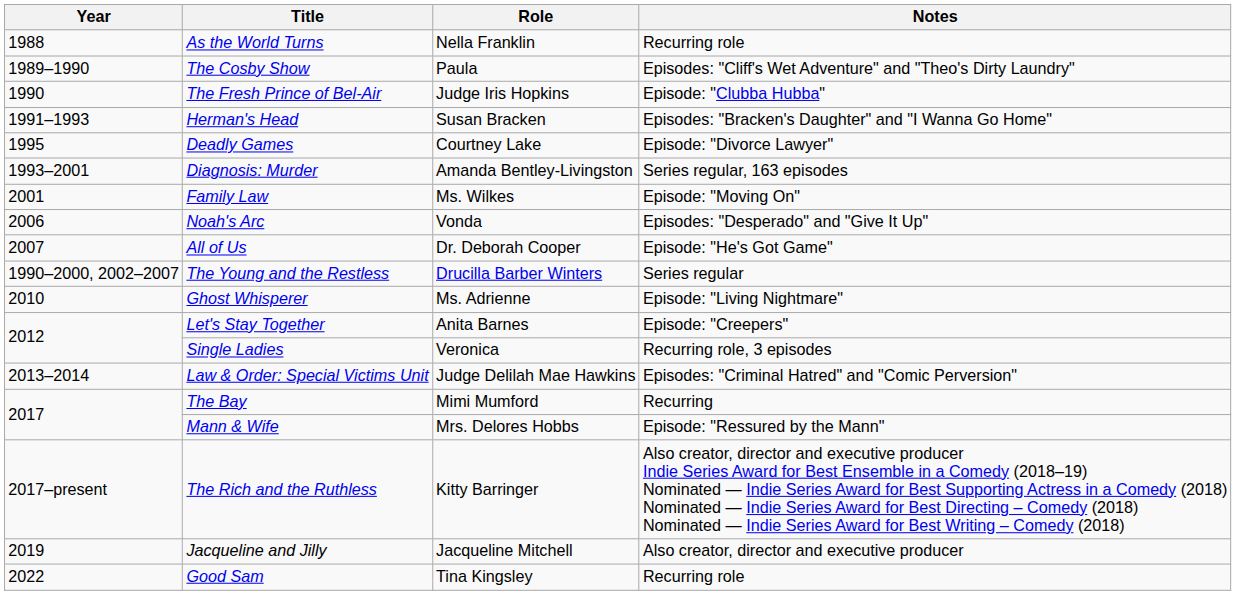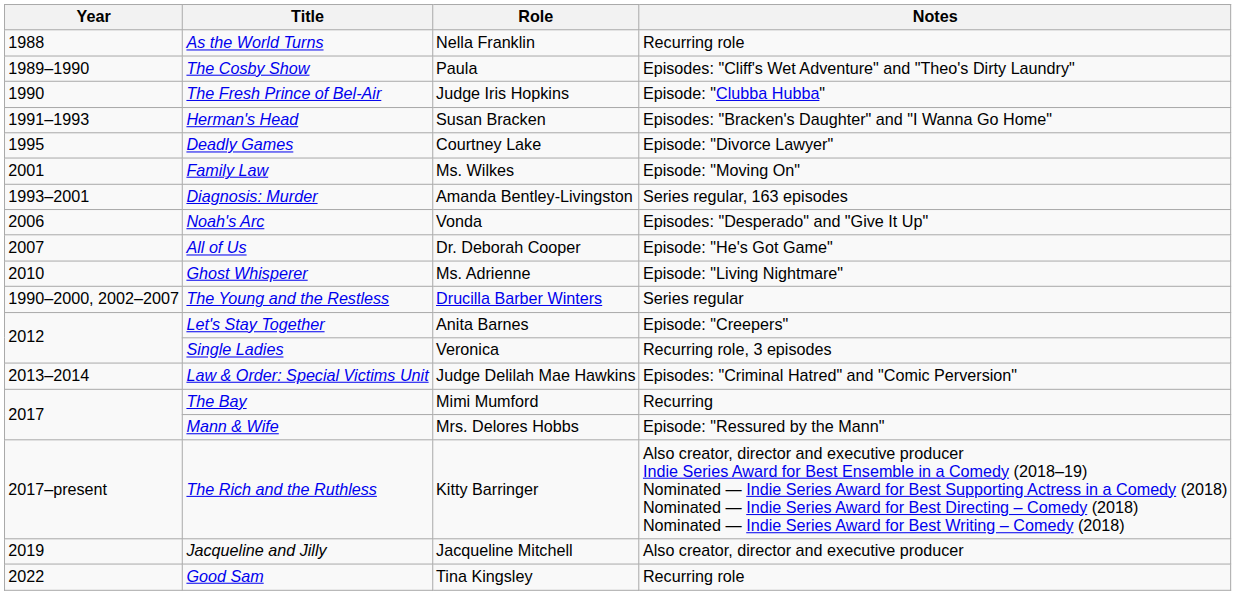rows swapped: (252, 171) <-> (227, 196)
rows swapped: (288, 273) <-> (247, 299)
